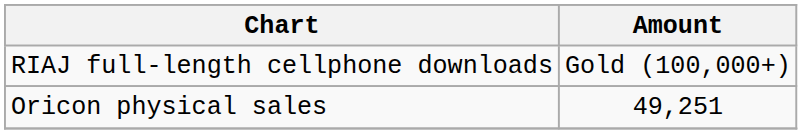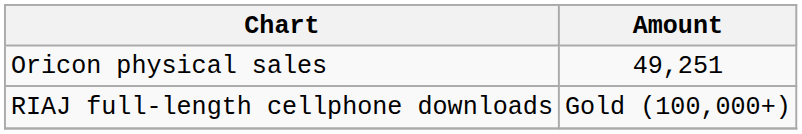rows swapped: (169, 107) <-> (282, 66)
